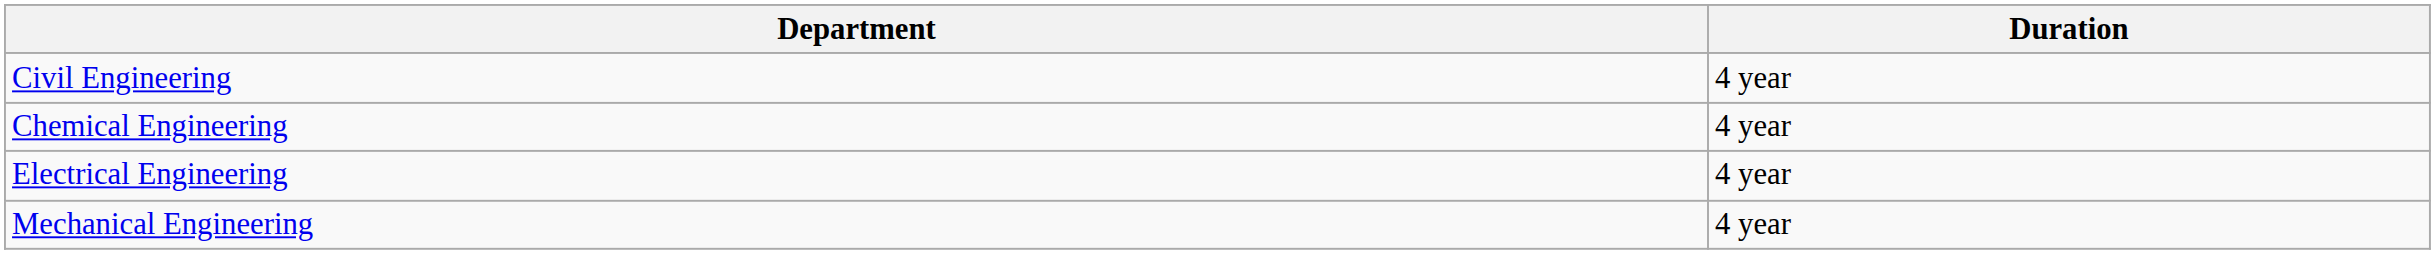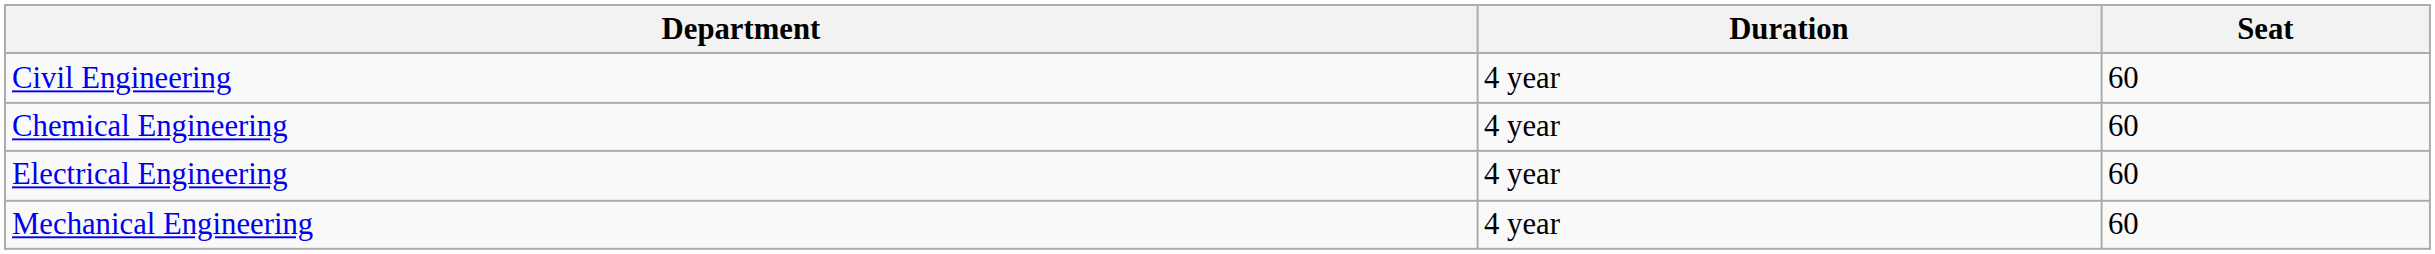+ column: (2265, 28)
